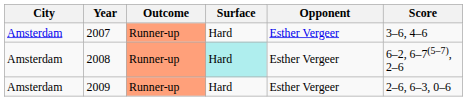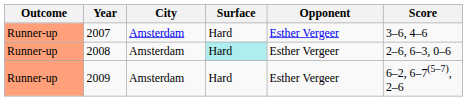columns swapped: (166, 13) <-> (44, 13)
(419, 59) 6–2, 6–7(5–7), 2–6 -> (418, 51) 2–6, 6–3, 0–6
(418, 86) 2–6, 6–3, 0–6 -> (419, 78) 6–2, 6–7(5–7), 2–6
